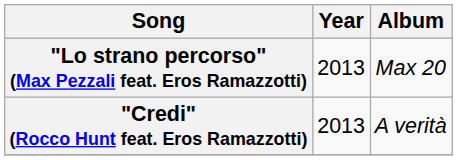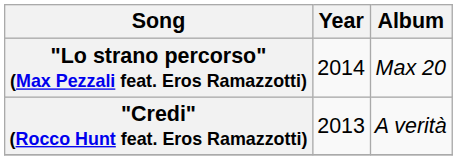(341, 67) 2013 -> (341, 67) 2014
